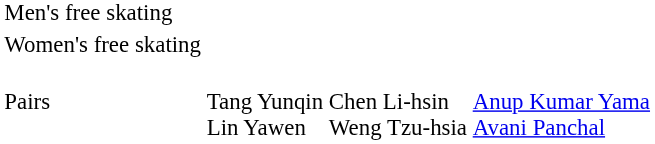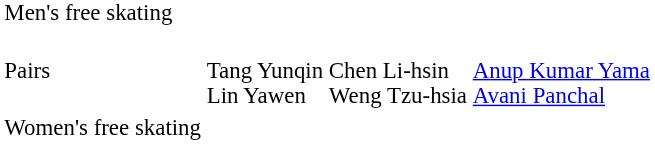rows swapped: (103, 44) <-> (27, 101)
